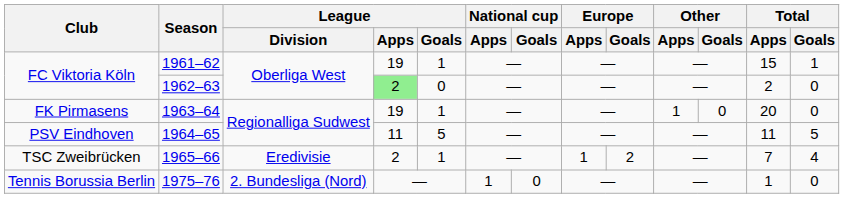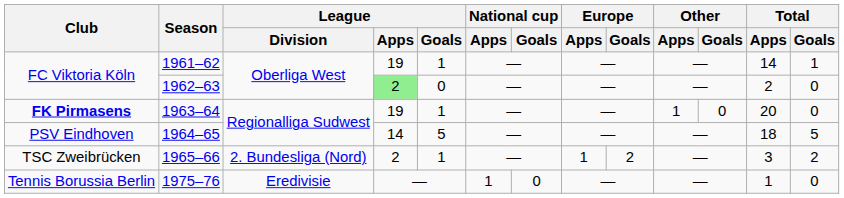(768, 63) 15 -> (768, 63) 14
(81, 110) normal -> (81, 110) bold
(395, 134) 11 -> (395, 134) 14
(768, 134) 11 -> (768, 134) 18
(298, 157) Eredivisie -> (298, 157) 2. Bundesliga (Nord)
(768, 157) 7 -> (768, 157) 3
(814, 157) 4 -> (814, 157) 2
(298, 181) 2. Bundesliga (Nord) -> (298, 181) Eredivisie
